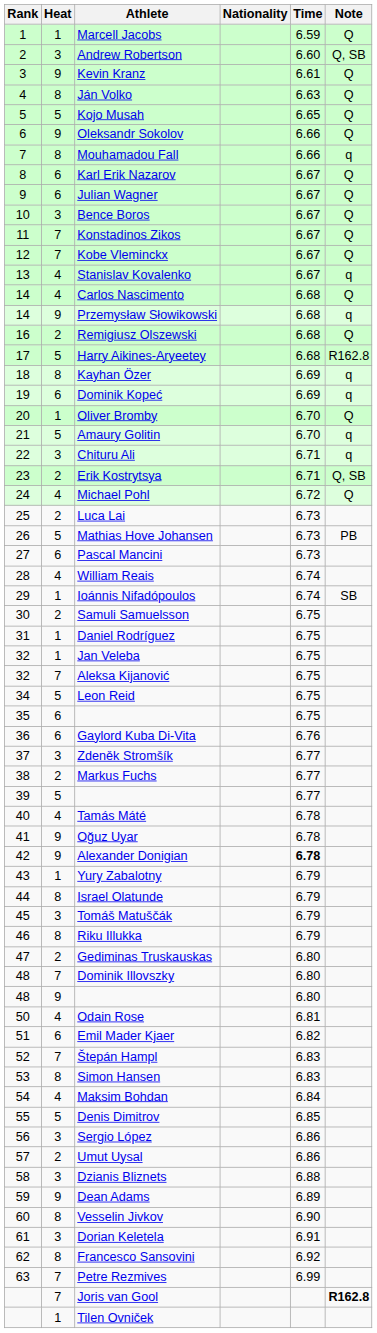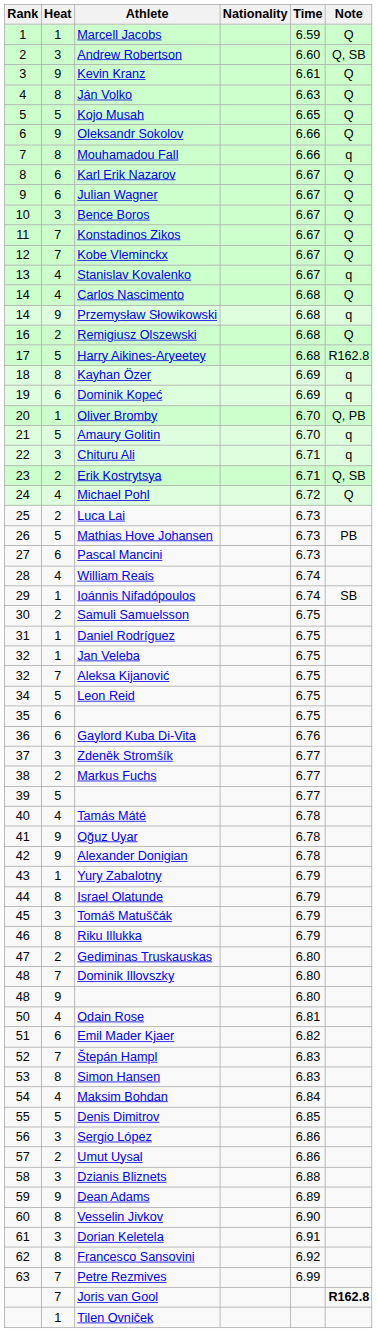(349, 415) Q -> (349, 415) Q, PB
(308, 856) bold -> (308, 856) normal
